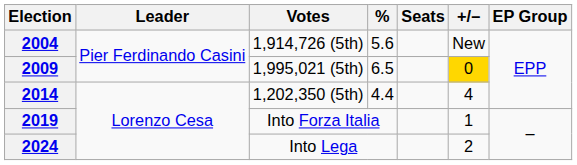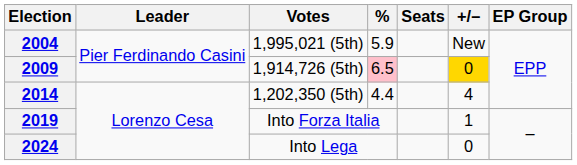(308, 43) 1,914,726 (5th) -> (308, 43) 1,995,021 (5th)
(382, 43) 5.6 -> (382, 43) 5.9
(308, 69) 1,995,021 (5th) -> (308, 69) 1,914,726 (5th)
(382, 69) no background -> (382, 69) pink background
(469, 146) 2 -> (469, 146) 0
